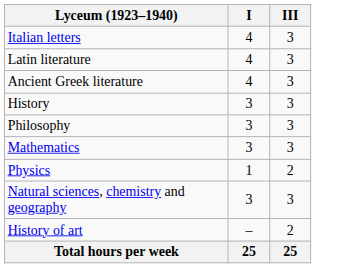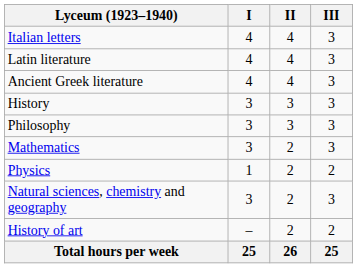+ column: (290, 15)
